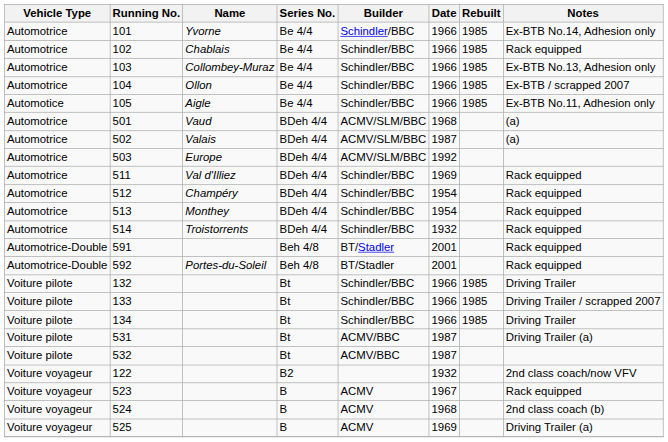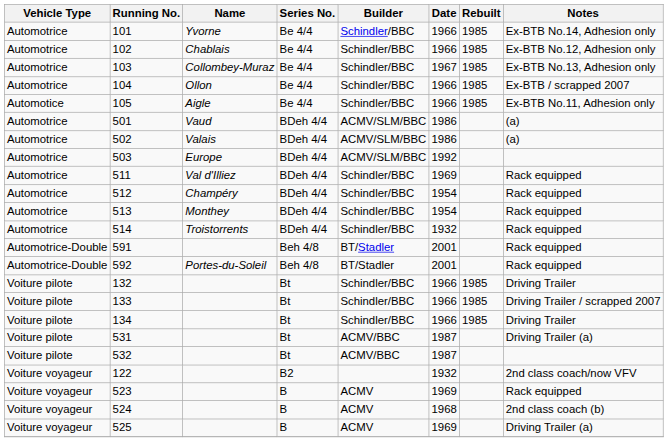(544, 49) Rack equipped -> (581, 49) Ex-BTB No.12, Adhesion only
(444, 67) 1966 -> (444, 67) 1967
(444, 121) 1968 -> (444, 121) 1986
(444, 139) 1987 -> (444, 139) 1986
(444, 391) 1967 -> (444, 391) 1969
